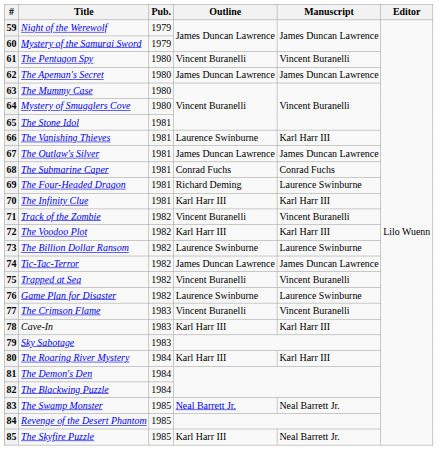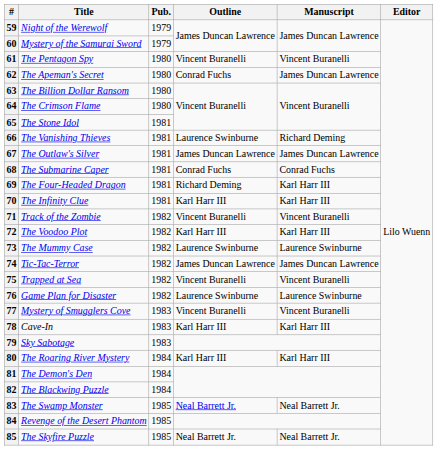(225, 75) James Duncan Lawrence -> (203, 75) Conrad Fuchs
(57, 91) The Mummy Case -> (75, 91) The Billion Dollar Ransom
(76, 106) Mystery of Smugglers Cove -> (61, 106) The Crimson Flame
(305, 138) Karl Harr III -> (312, 138) Richard Deming
(321, 185) Laurence Swinburne -> (305, 185) Karl Harr III
(75, 248) The Billion Dollar Ransom -> (57, 248) The Mummy Case
(61, 311) The Crimson Flame -> (76, 311) Mystery of Smugglers Cove
(201, 437) Karl Harr III -> (206, 437) Neal Barrett Jr.
